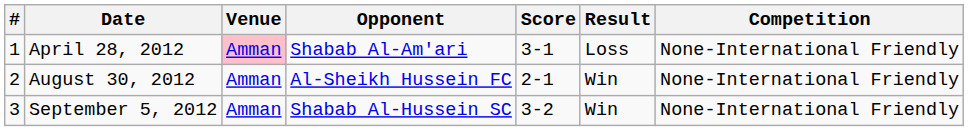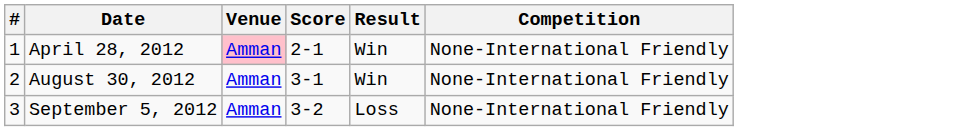- column: (401, 20)
(537, 50) 3-1 -> (307, 50) 2-1
(607, 50) Loss -> (371, 50) Win
(537, 80) 2-1 -> (307, 80) 3-1
(601, 110) Win -> (377, 110) Loss
